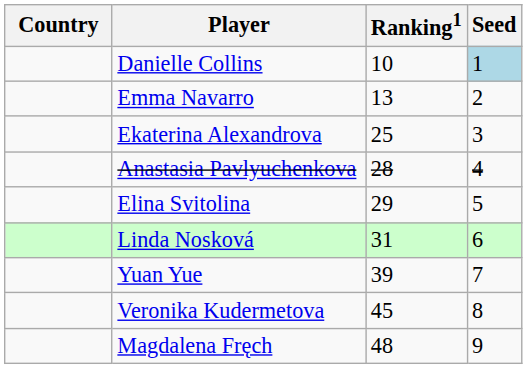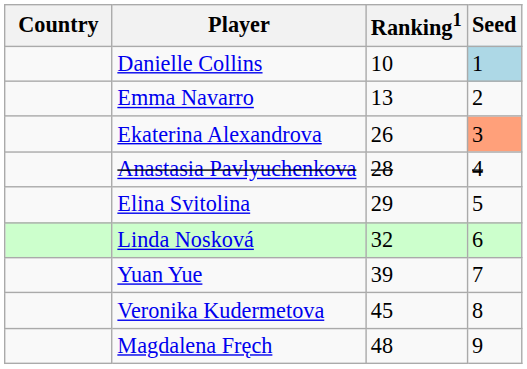(382, 133) 25 -> (382, 133) 26
(478, 133) no background -> (478, 133) lightsalmon background
(382, 239) 31 -> (382, 239) 32
